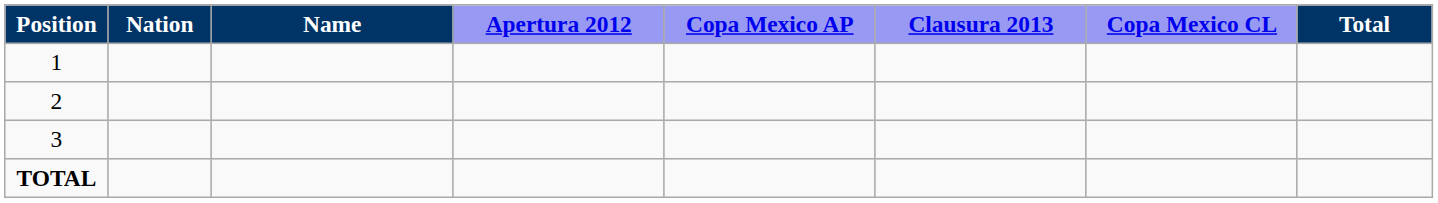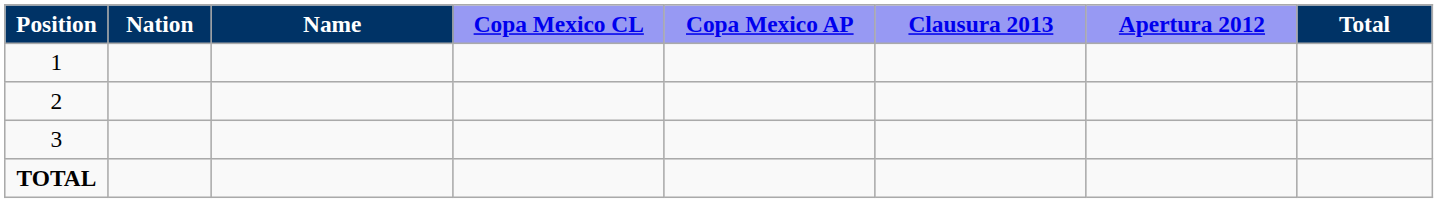columns swapped: (559, 23) <-> (1192, 23)
